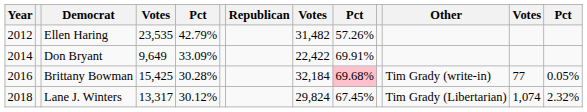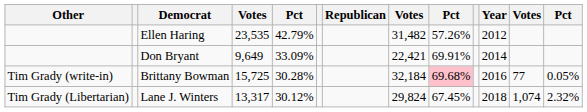columns swapped: (20, 14) <-> (446, 14)
(313, 55) 22,422 -> (409, 55) 22,421
(156, 76) 15,425 -> (252, 76) 15,725
